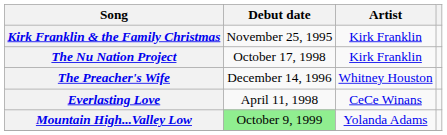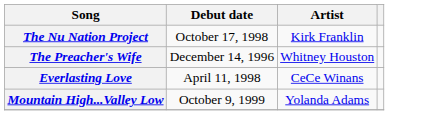- row: (114, 36)
(279, 120) lightgreen background -> (222, 99) no background
